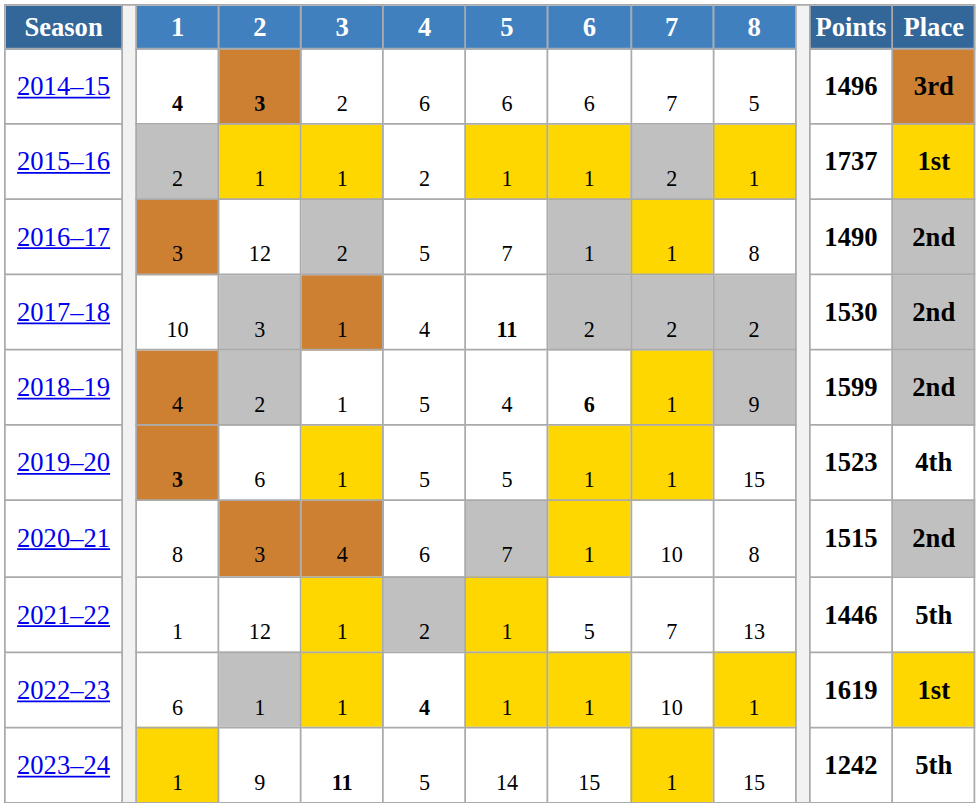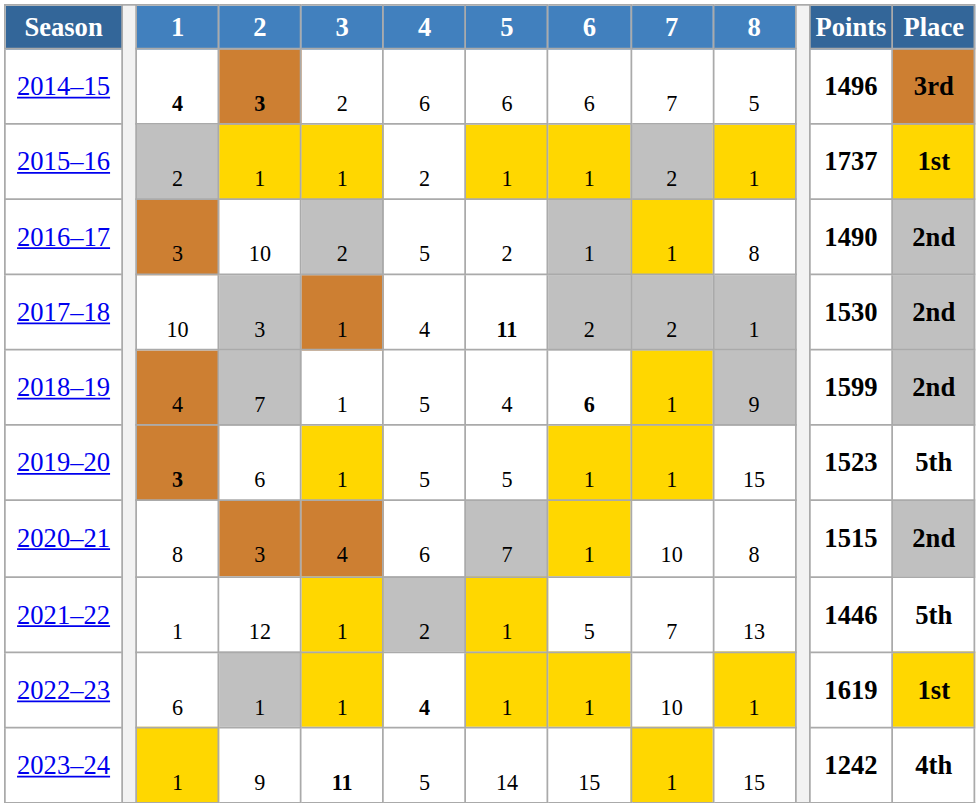(260, 255) 12 -> (260, 255) 10
(507, 255) 7 -> (507, 255) 2
(754, 330) 2 -> (754, 330) 1
(260, 406) 2 -> (260, 406) 7
(934, 463) 4th -> (934, 463) 5th
(934, 764) 5th -> (934, 764) 4th
